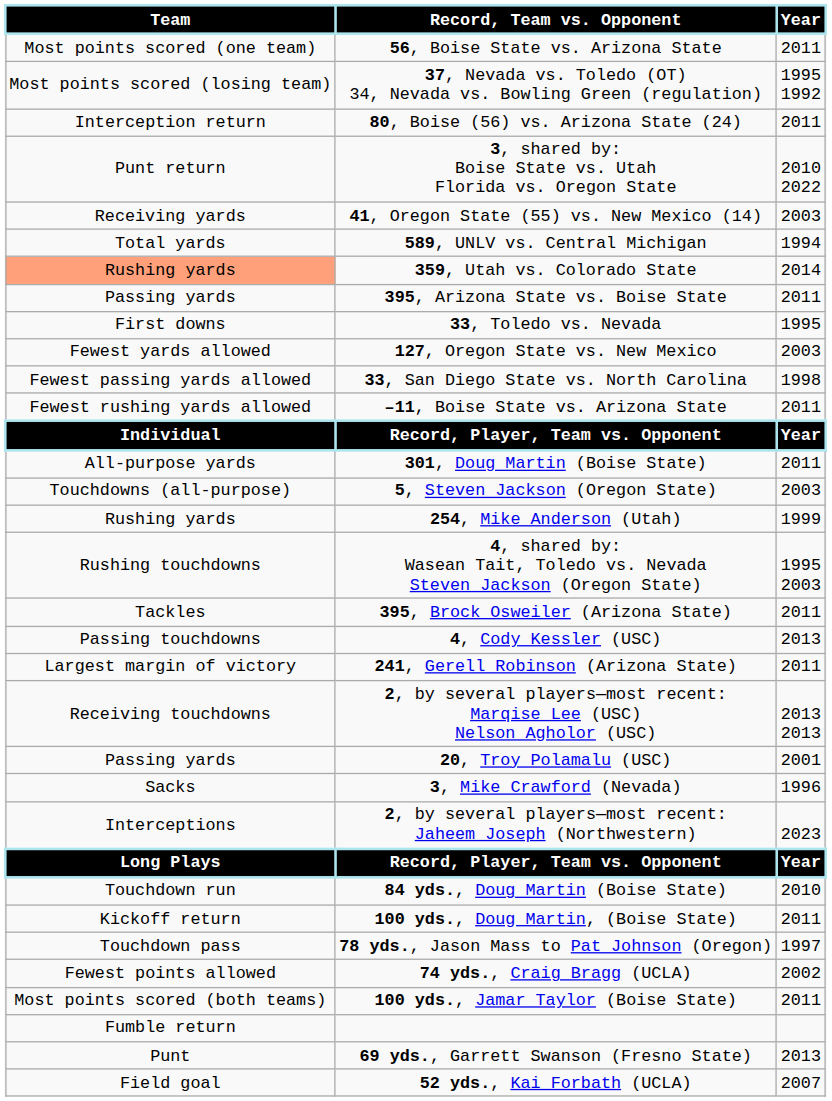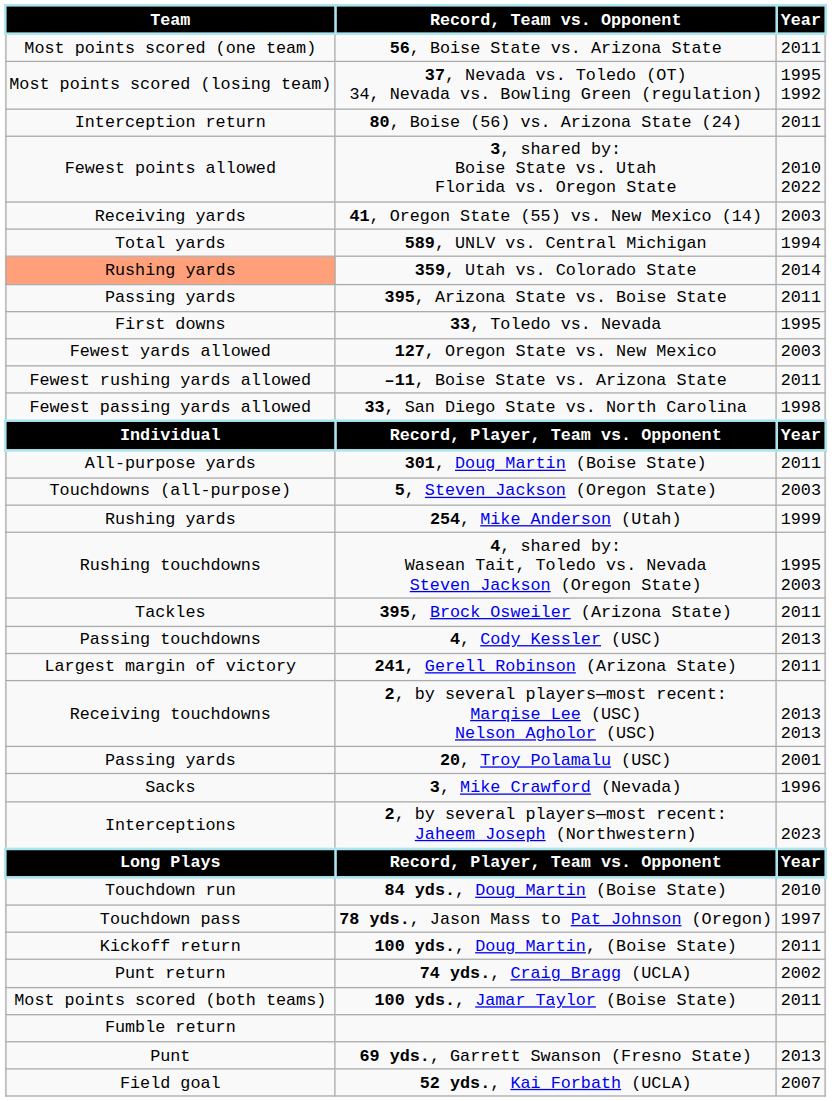(170, 169) Punt return -> (170, 169) Fewest points allowed
rows swapped: (556, 407) <-> (556, 380)
rows swapped: (556, 946) <-> (556, 919)
(170, 973) Fewest points allowed -> (170, 973) Punt return
